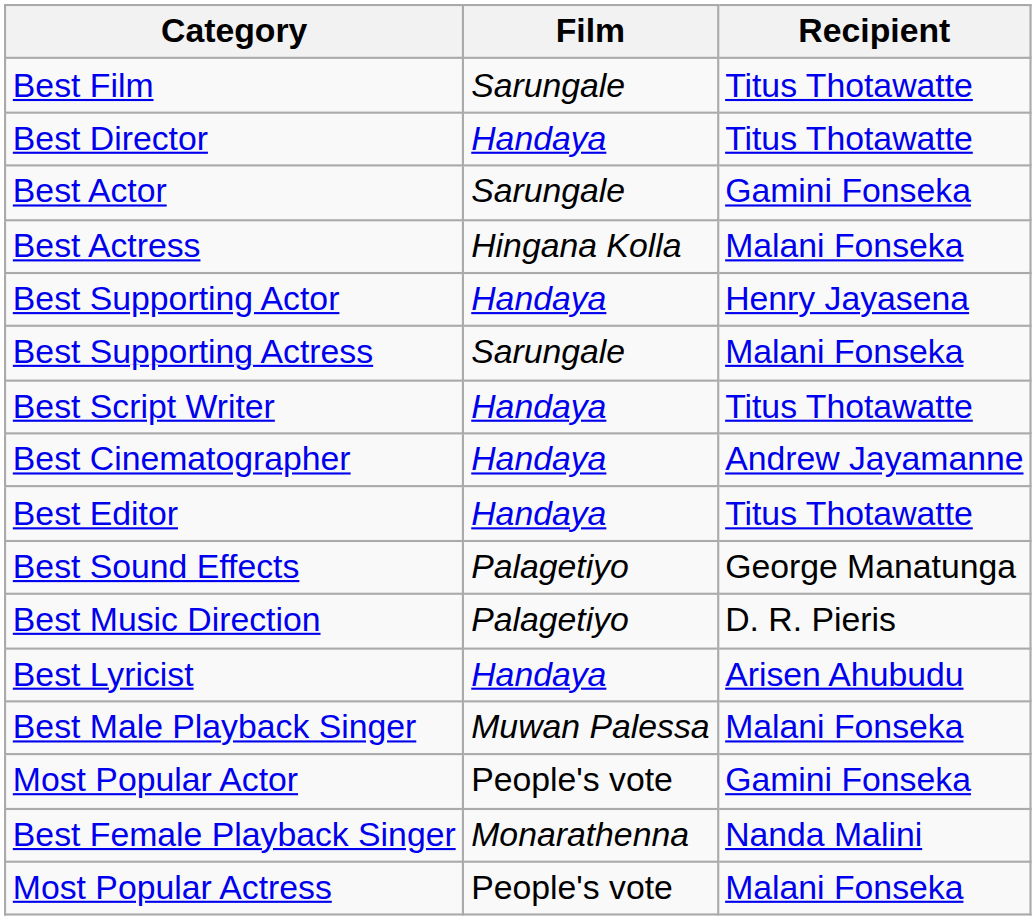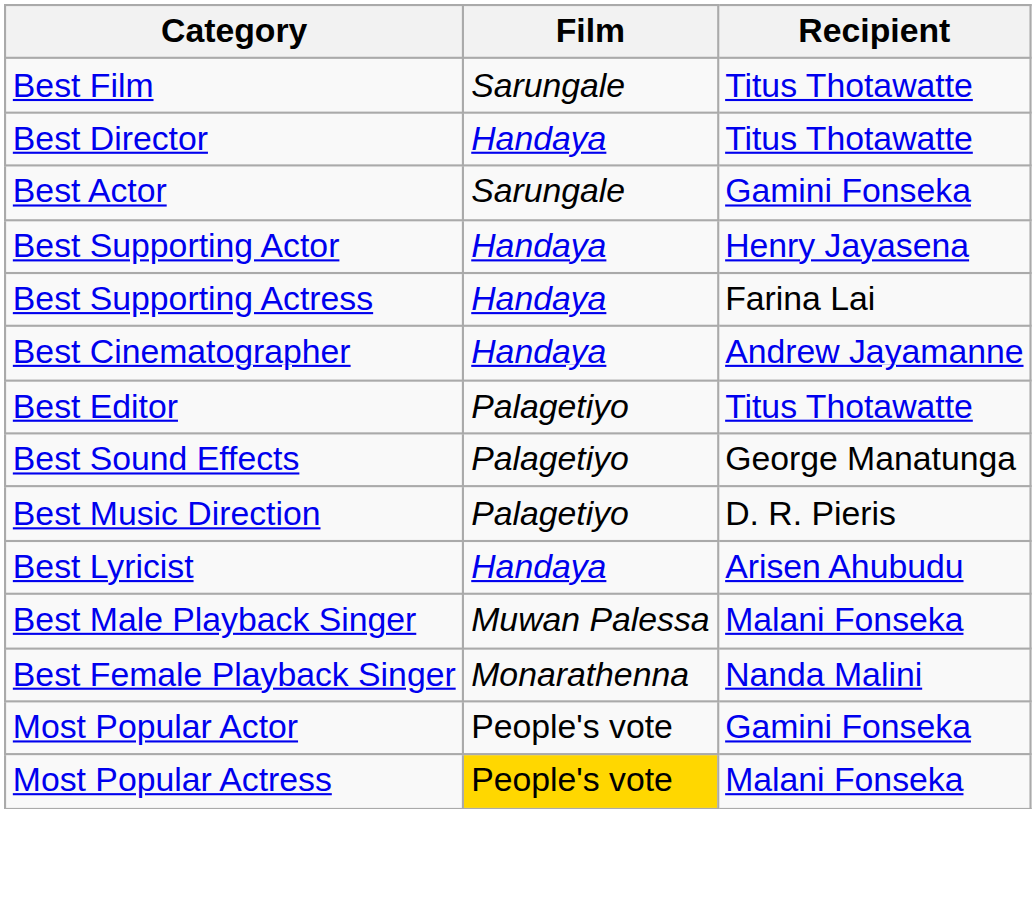- row: (107, 245)
(548, 352) Sarungale -> (539, 298) Handaya
(844, 352) Malani Fonseka -> (800, 298) Farina Lai
- row: (144, 406)
(539, 513) Handaya -> (550, 406) Palagetiyo
rows swapped: (234, 834) <-> (155, 780)
(572, 887) no background -> (572, 780) gold background
